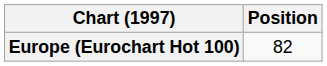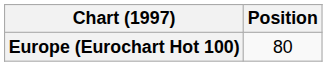(283, 46) 82 -> (283, 46) 80
